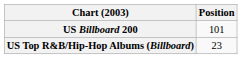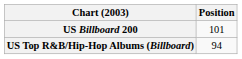(217, 45) 23 -> (217, 45) 94
